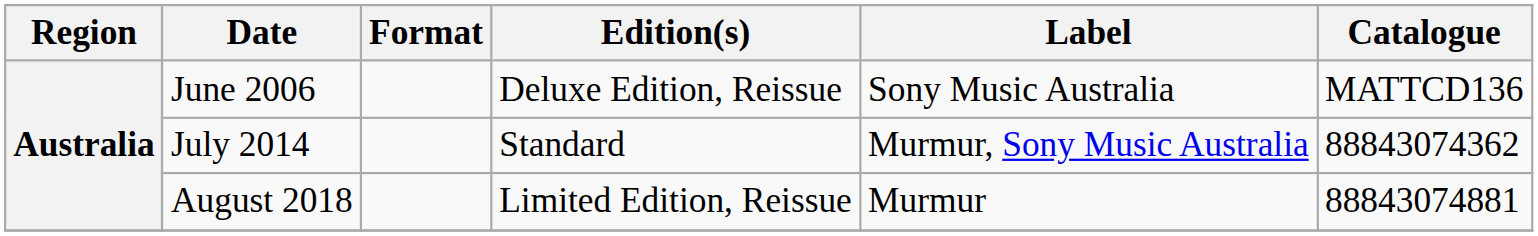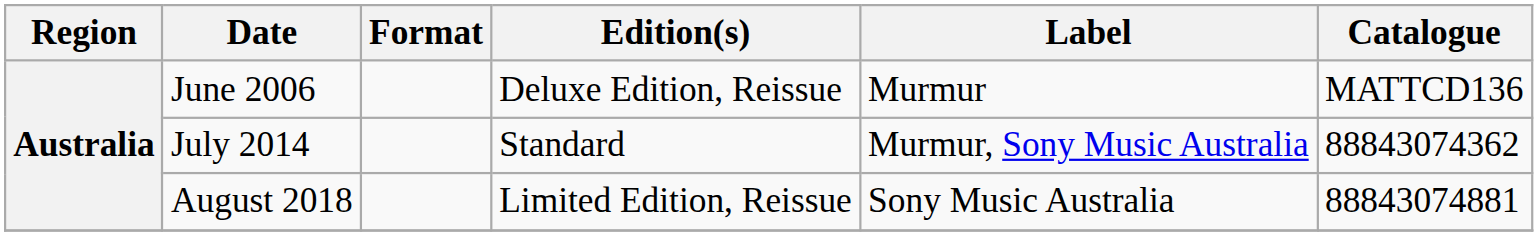(1021, 88) Sony Music Australia -> (927, 88) Murmur
(927, 200) Murmur -> (1021, 200) Sony Music Australia
